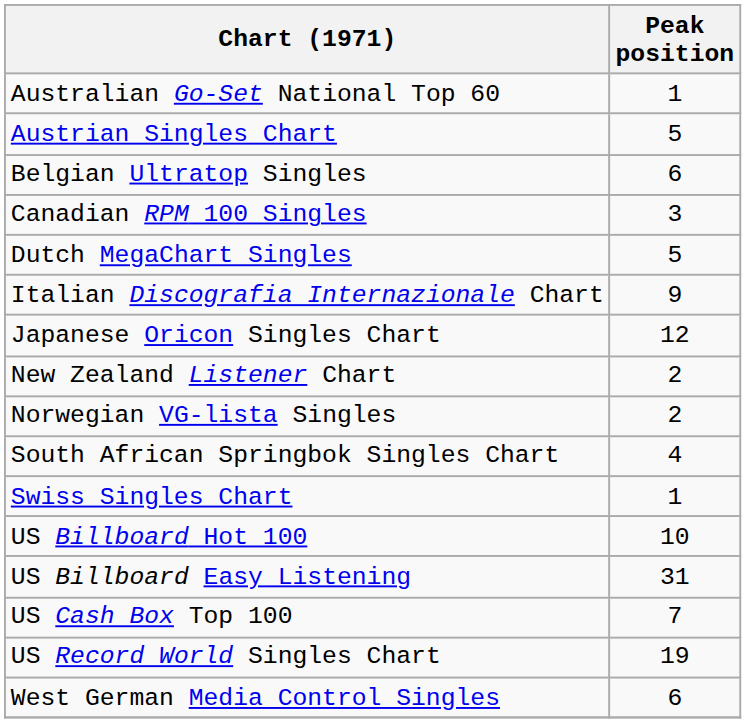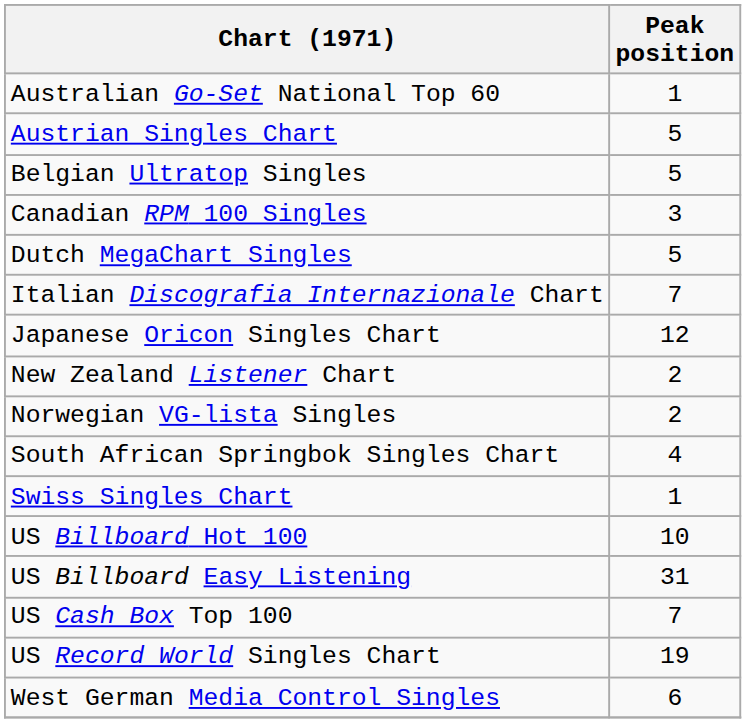(675, 174) 6 -> (675, 174) 5
(675, 295) 9 -> (675, 295) 7
